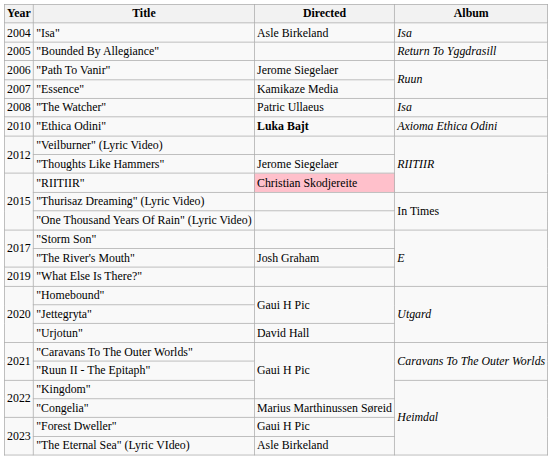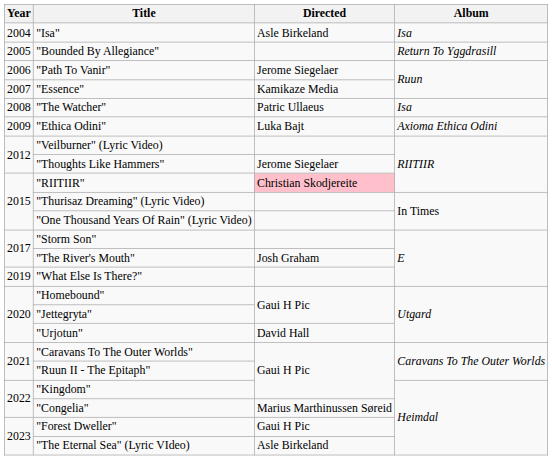(19, 126) 2010 -> (19, 126) 2009
(283, 126) bold -> (281, 126) normal
